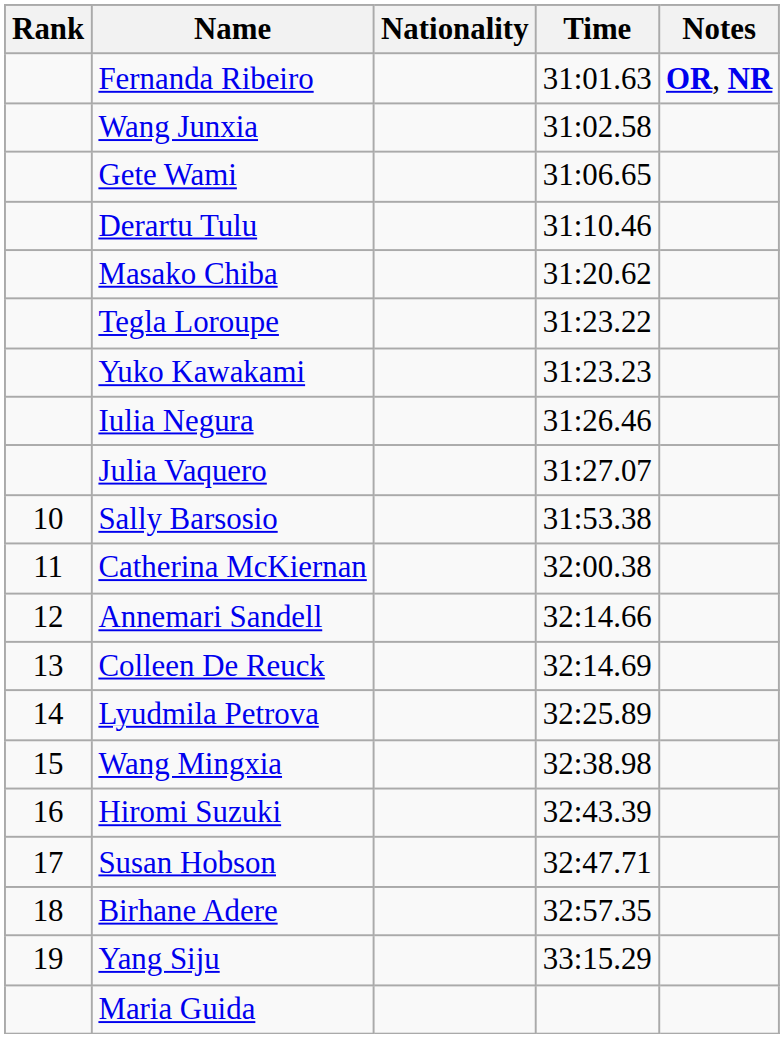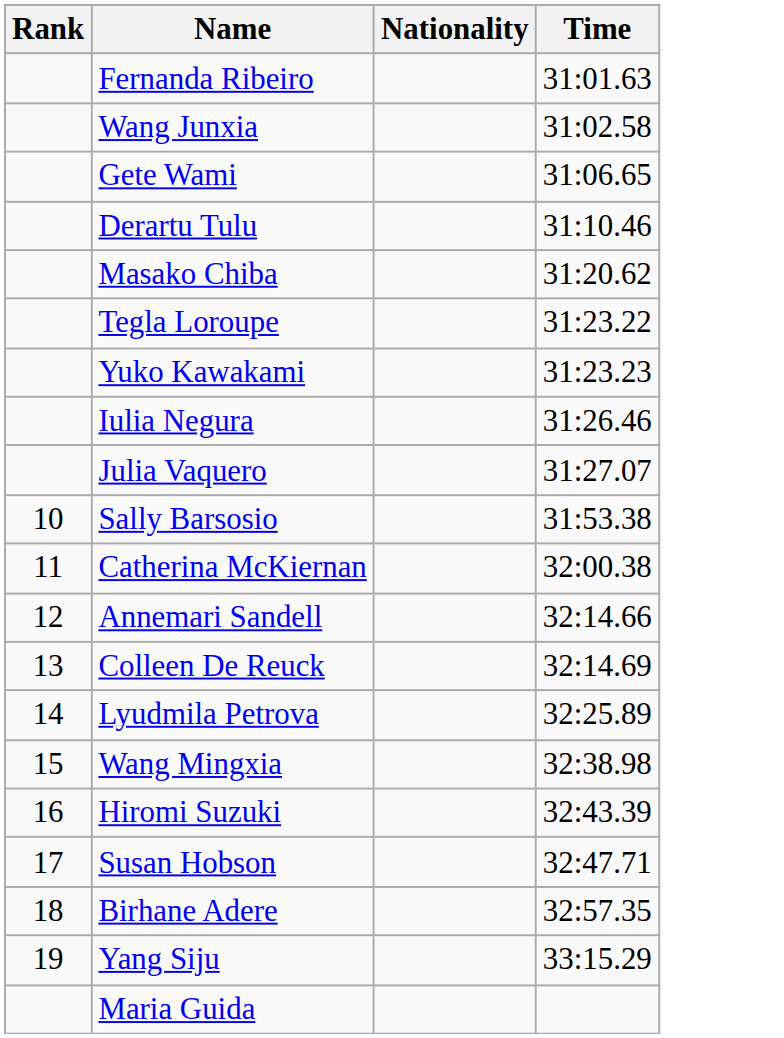- column: (719, 28)
